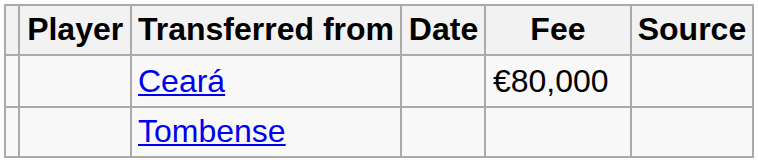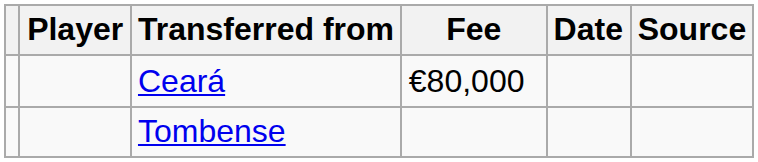columns swapped: (558, 29) <-> (444, 29)
